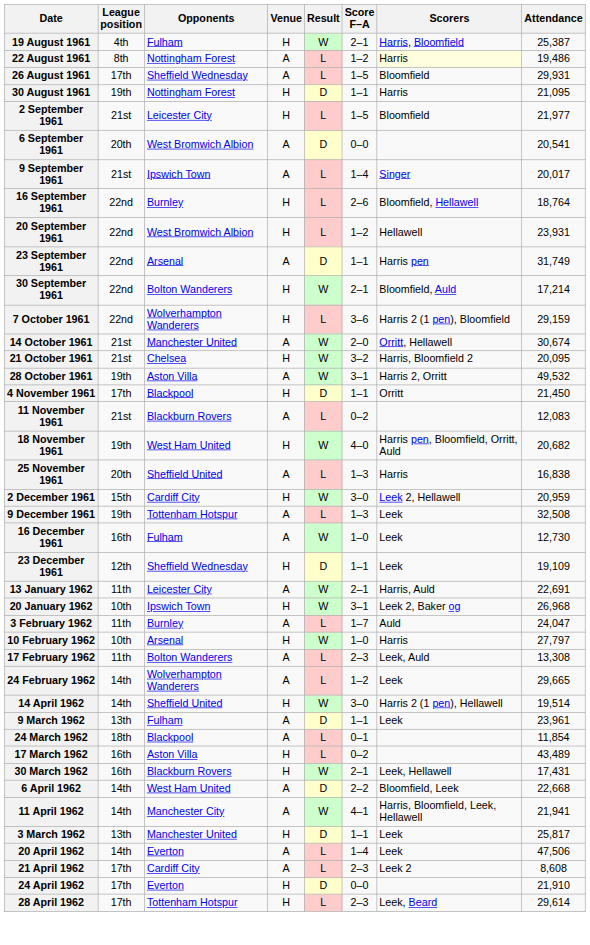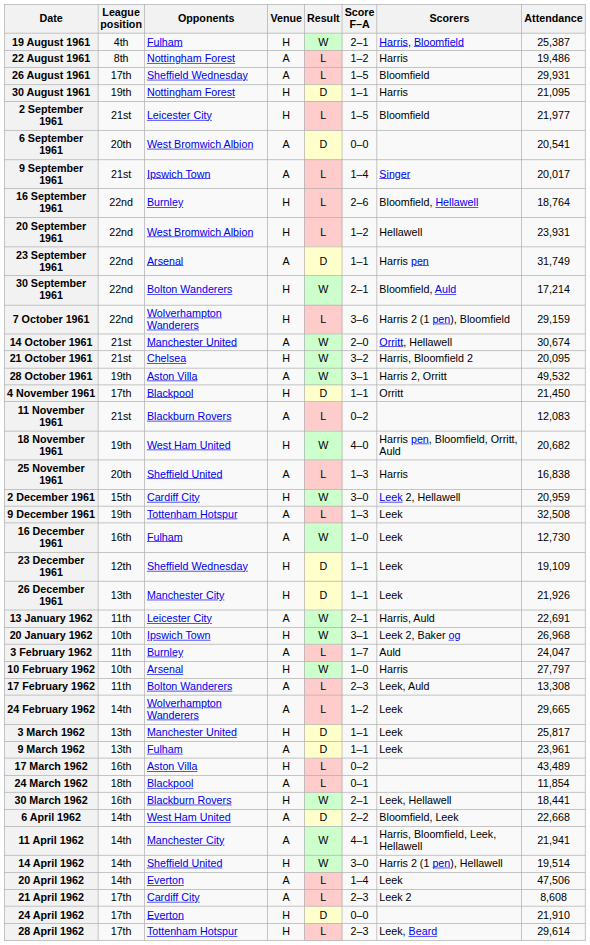(394, 59) lightyellow background -> (394, 59) no background
+ row: (51, 595)
rows swapped: (51, 835) <-> (51, 703)
rows swapped: (51, 754) <-> (51, 737)
(554, 771) 17,431 -> (554, 801) 18,441
